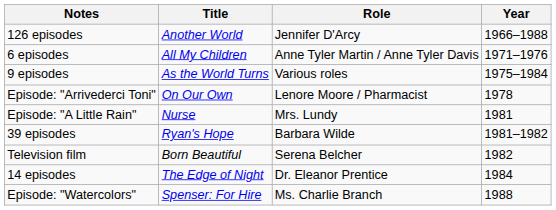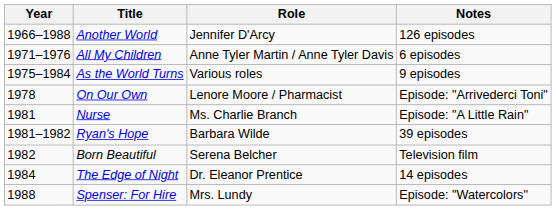columns swapped: (516, 14) <-> (82, 14)
(306, 114) Mrs. Lundy -> (243, 114) Ms. Charlie Branch
(328, 194) Ms. Charlie Branch -> (221, 194) Mrs. Lundy
